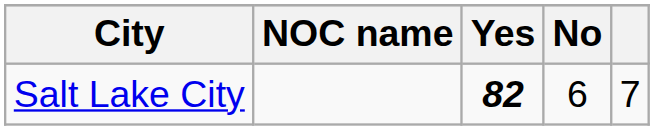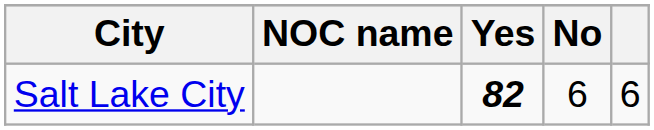(630, 93) 7 -> (630, 93) 6
